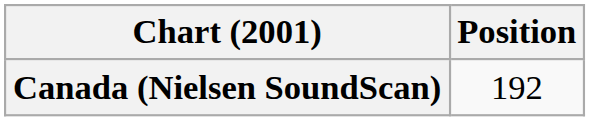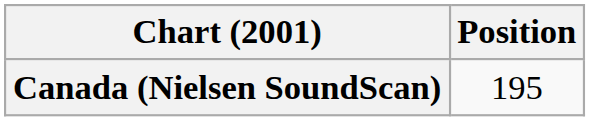(517, 86) 192 -> (517, 86) 195
